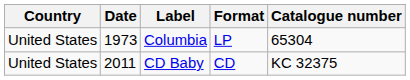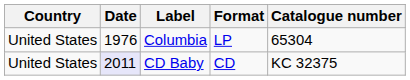(121, 39) 1973 -> (121, 39) 1976
(120, 63) no background -> (120, 63) lavender background
